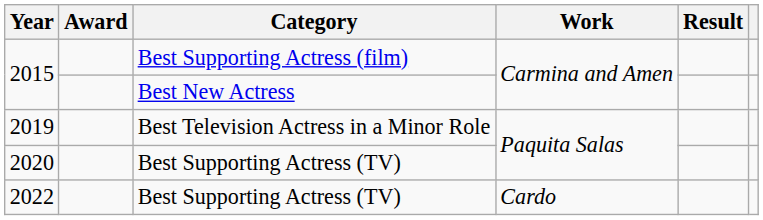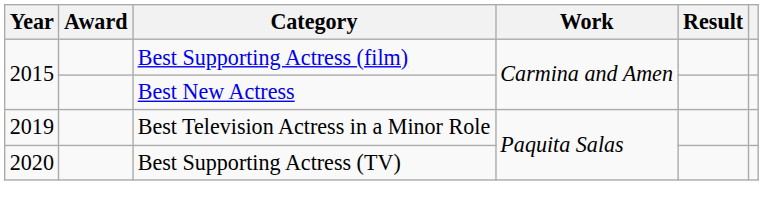- row: (32, 197)
